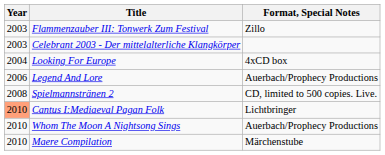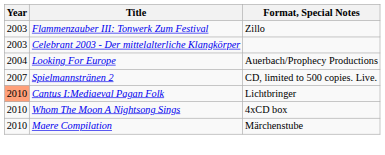(266, 61) 4xCD box -> (311, 61) Auerbach/Prophecy Productions
- row: (67, 77)
(17, 93) 2008 -> (17, 77) 2007
(311, 126) Auerbach/Prophecy Productions -> (266, 110) 4xCD box
